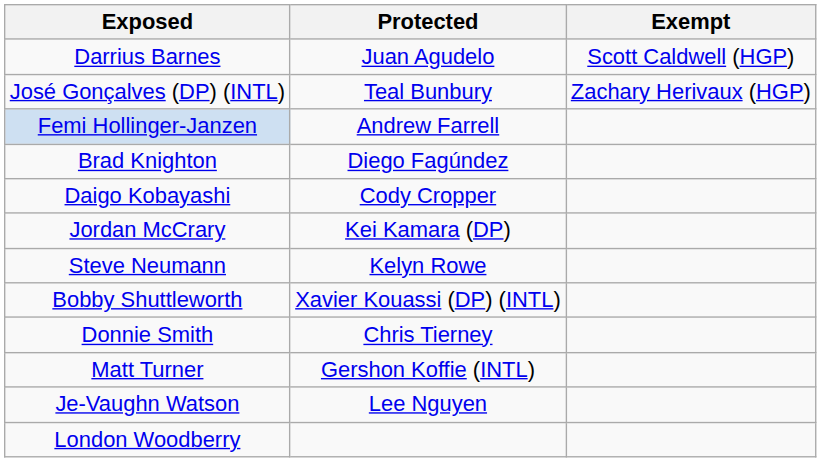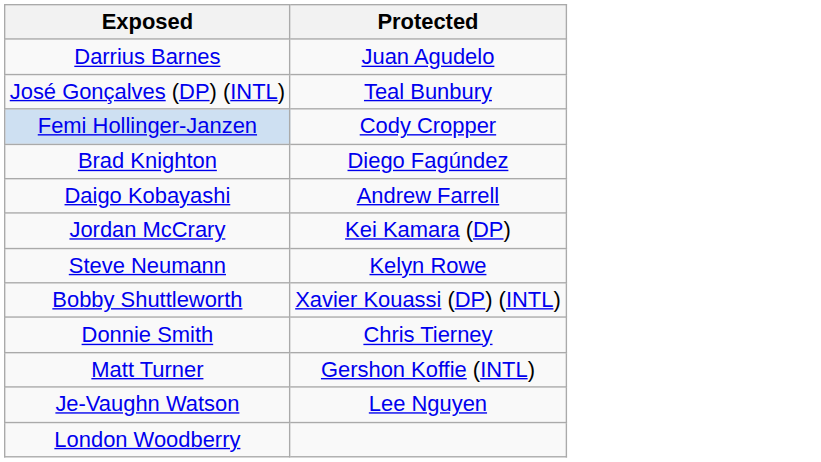- column: (691, 21)
(428, 126) Andrew Farrell -> (428, 126) Cody Cropper
(428, 195) Cody Cropper -> (428, 195) Andrew Farrell
